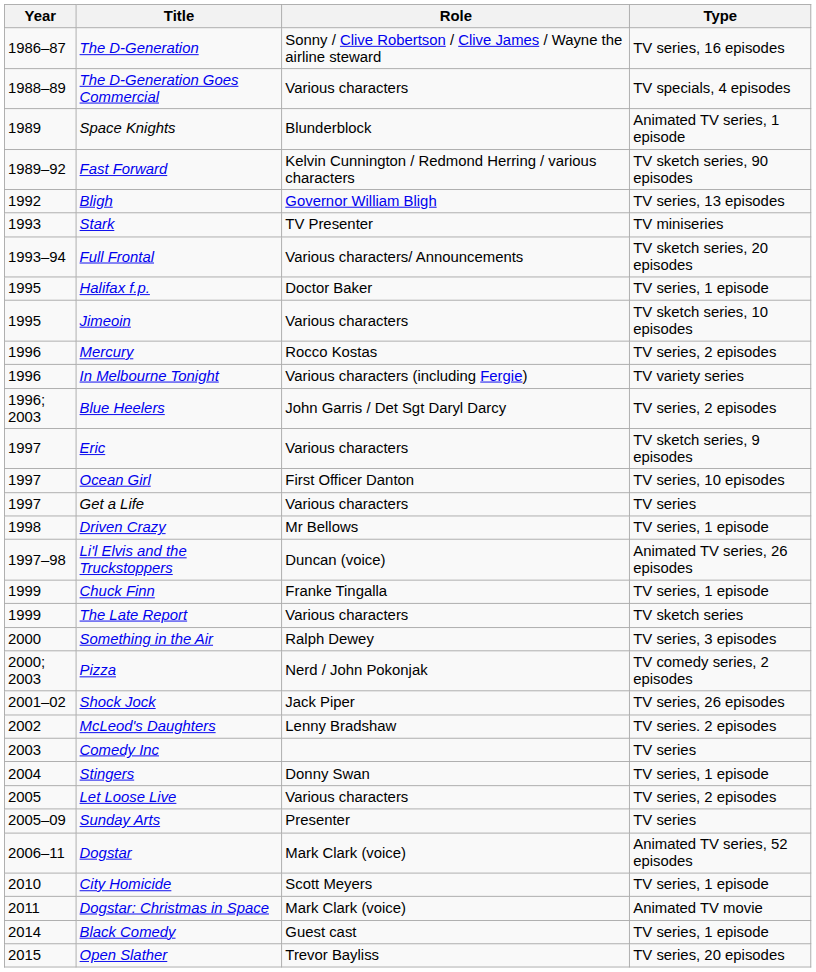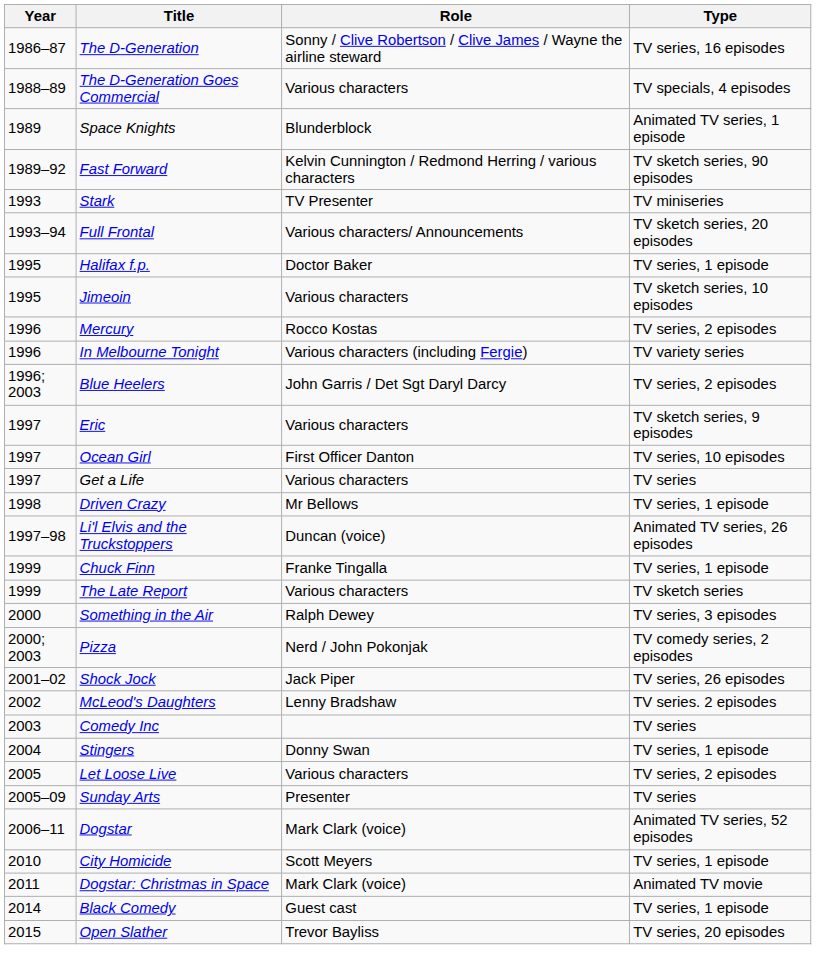- row: (96, 201)
